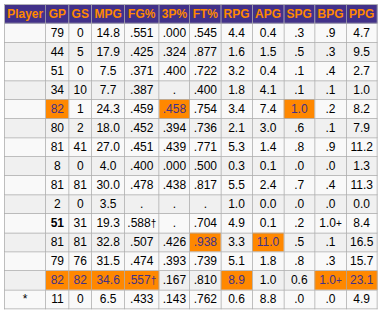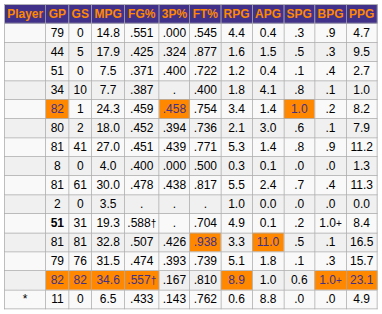(237, 71) 3.2 -> (237, 71) 1.2
(299, 90) .1 -> (299, 90) .8
(268, 109) 7.4 -> (268, 109) 1.4
(80, 185) 81 -> (80, 185) 61
(299, 261) .8 -> (299, 261) .1
